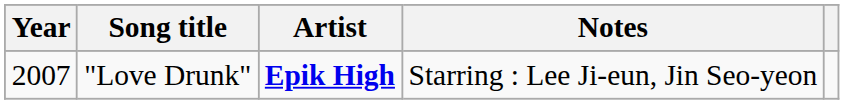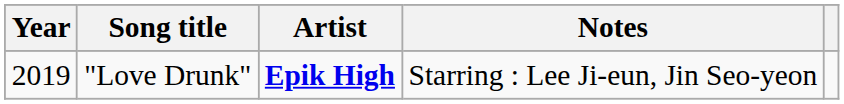(41, 74) 2007 -> (41, 74) 2019
